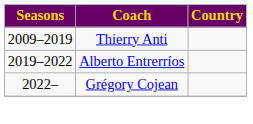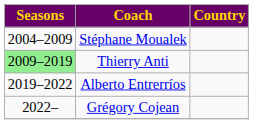+ row: (133, 38)
(40, 38) no background -> (40, 61) lightgreen background
